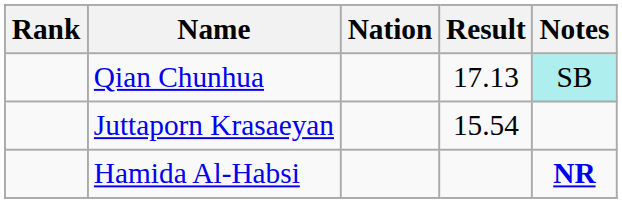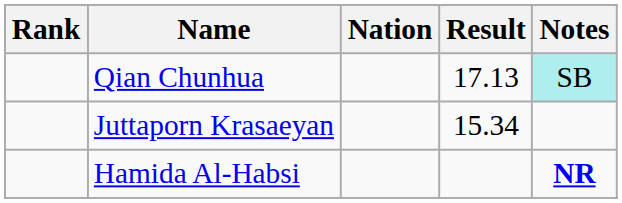(486, 125) 15.54 -> (486, 125) 15.34
